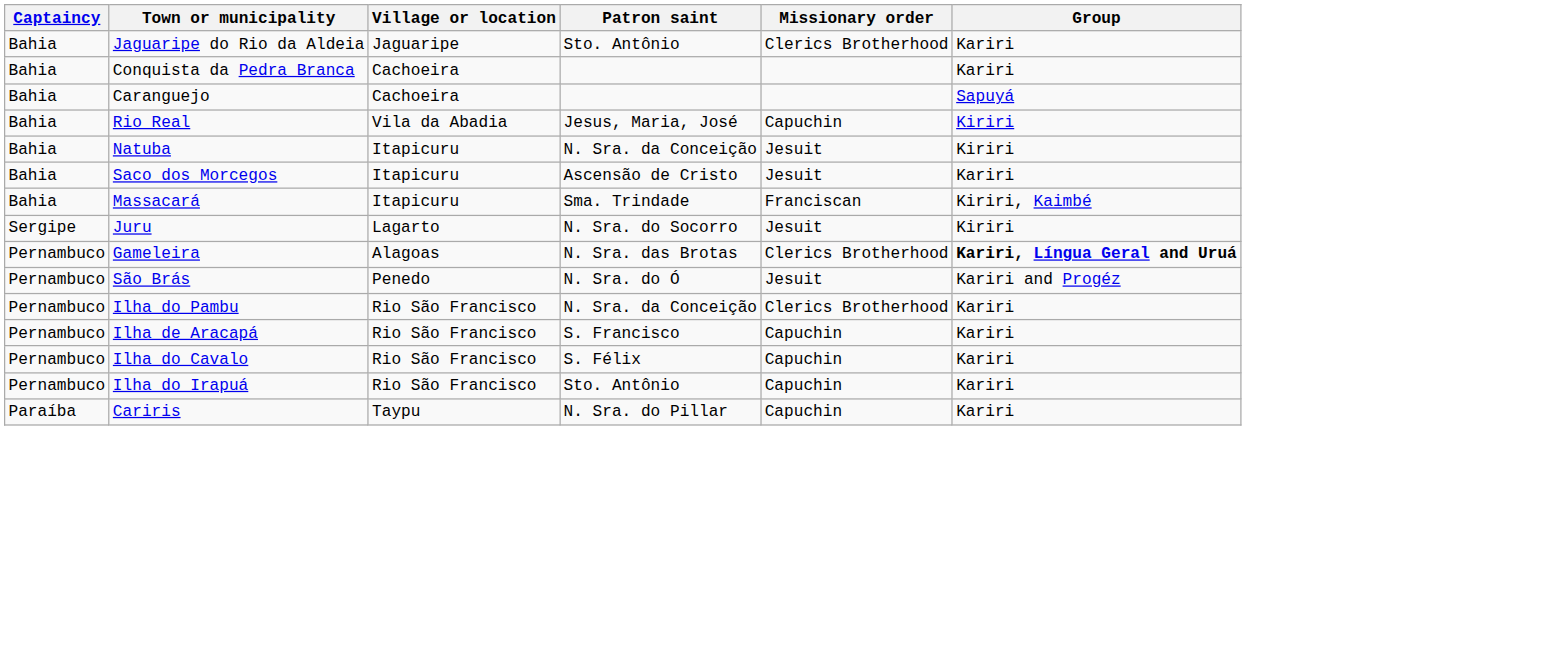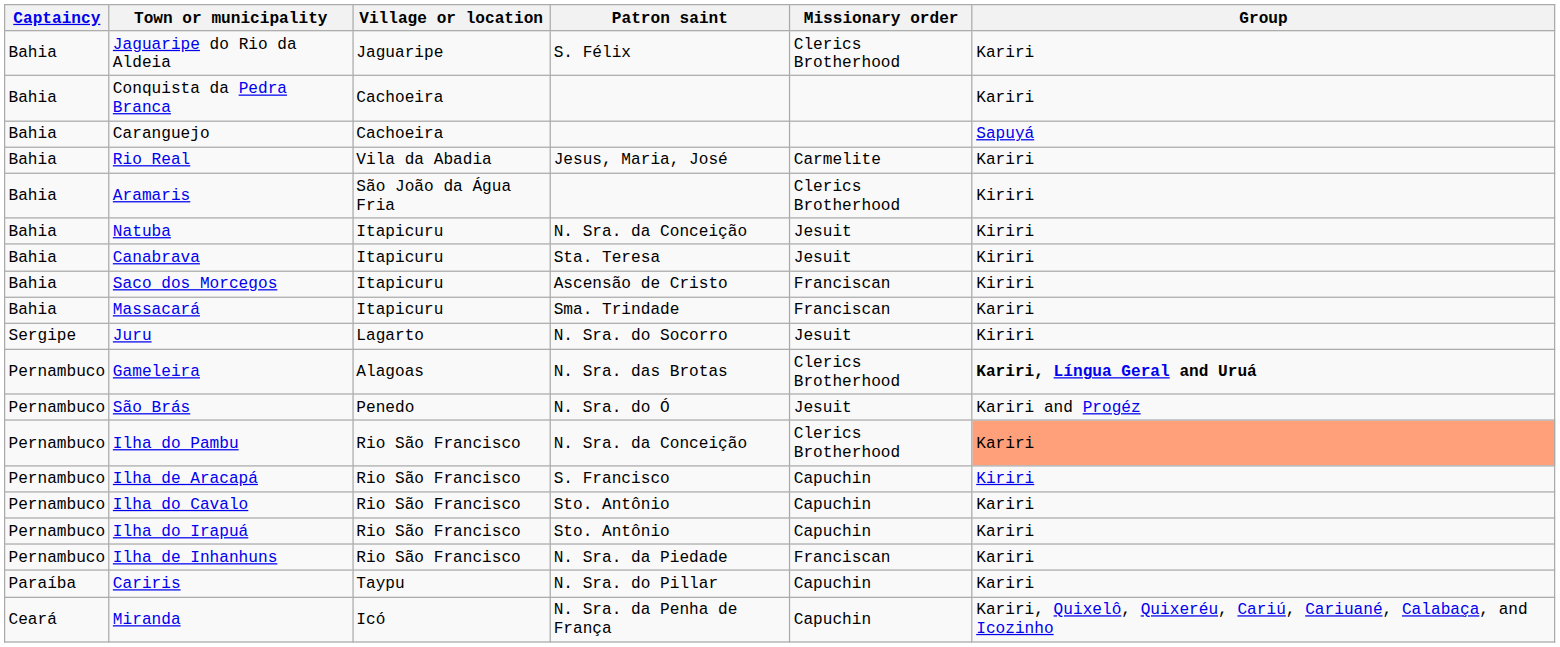(622, 44) Sto. Antônio -> (592, 53) S. Félix
(803, 123) Capuchin -> (837, 160) Carmelite
(985, 123) Kiriri -> (1005, 160) Kariri
+ row: (152, 196)
+ row: (156, 257)
(794, 175) Jesuit -> (842, 284) Franciscan
(985, 175) Kariri -> (1005, 284) Kiriri
(1024, 202) Kiriri, Kaimbé -> (1005, 310) Kariri
(985, 307) no background -> (1005, 443) lightsalmon background
(985, 333) Kariri -> (1005, 479) Kiriri
(602, 359) S. Félix -> (612, 505) Sto. Antônio
+ row: (195, 557)
+ row: (147, 619)
